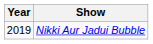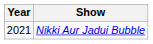(19, 30) 2019 -> (19, 30) 2021
